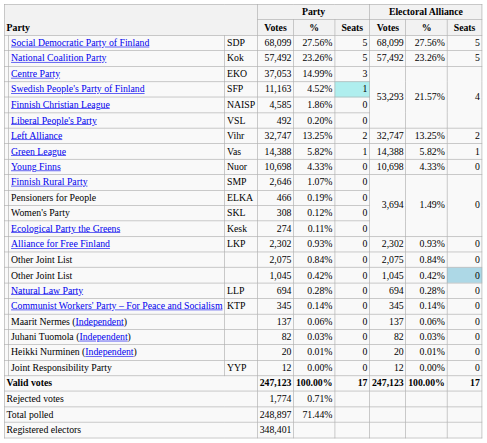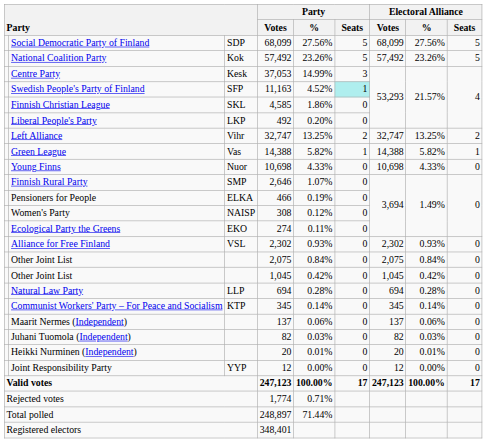(237, 74) EKO -> (237, 74) Kesk
(241, 105) NAISP -> (236, 105) SKL
(236, 120) VSL -> (236, 120) LKP
(236, 213) SKL -> (241, 213) NAISP
(237, 228) Kesk -> (237, 228) EKO
(236, 244) LKP -> (236, 244) VSL
(477, 275) lightblue background -> (477, 275) no background
